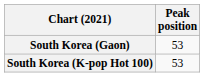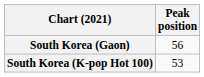(178, 44) 53 -> (178, 44) 56
